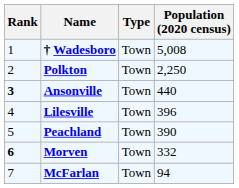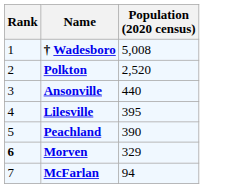- column: (136, 22)
(172, 70) 2,250 -> (136, 70) 2,520
(11, 91) bold -> (11, 91) normal
(167, 111) 396 -> (131, 111) 395
(167, 152) 332 -> (131, 152) 329
